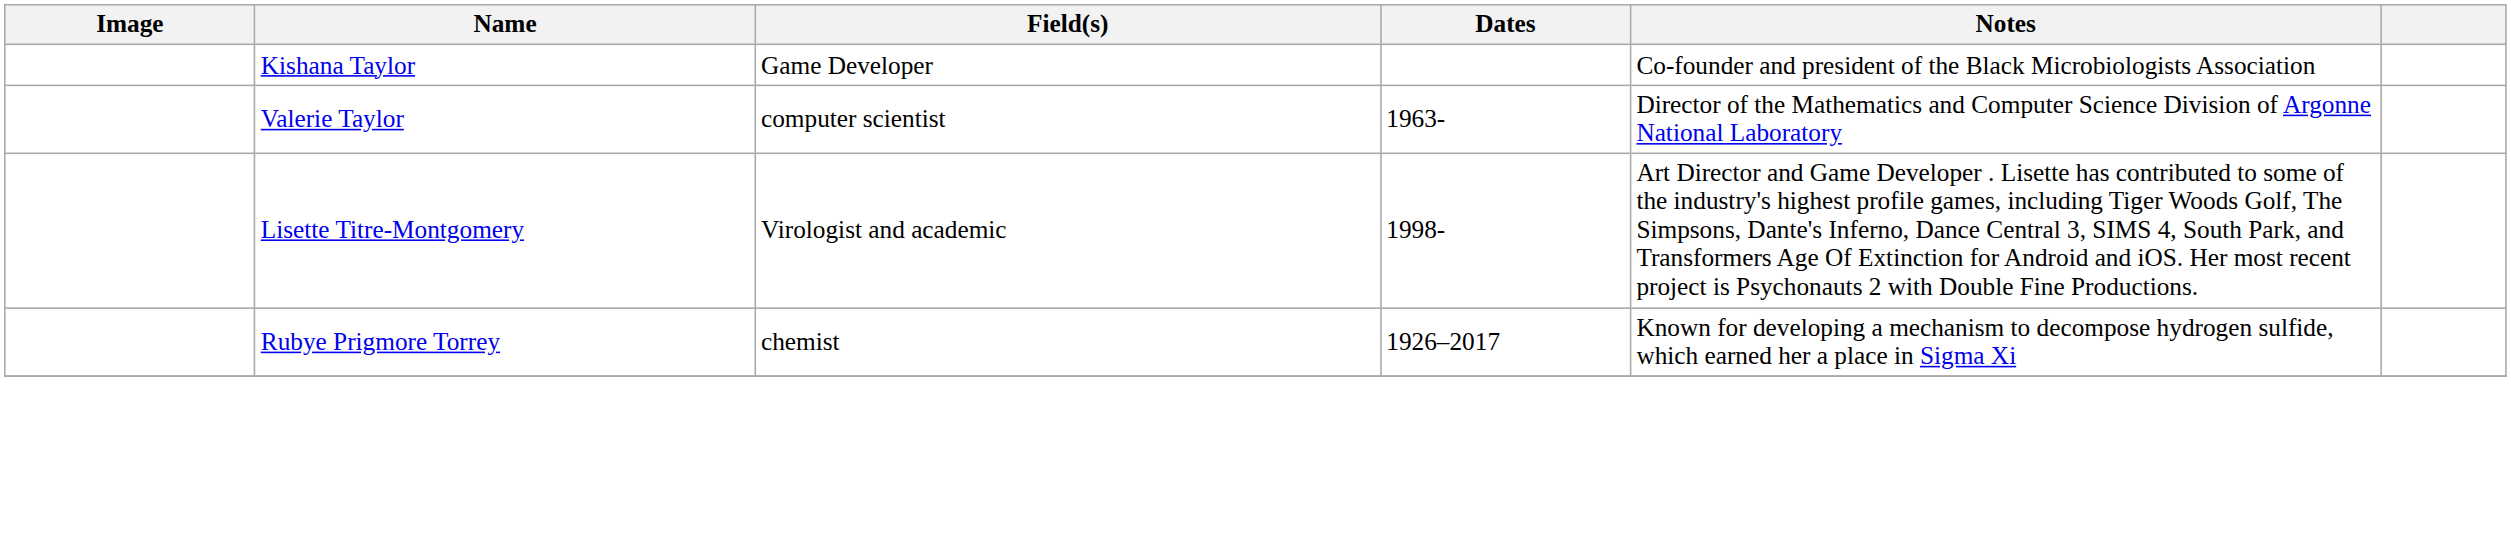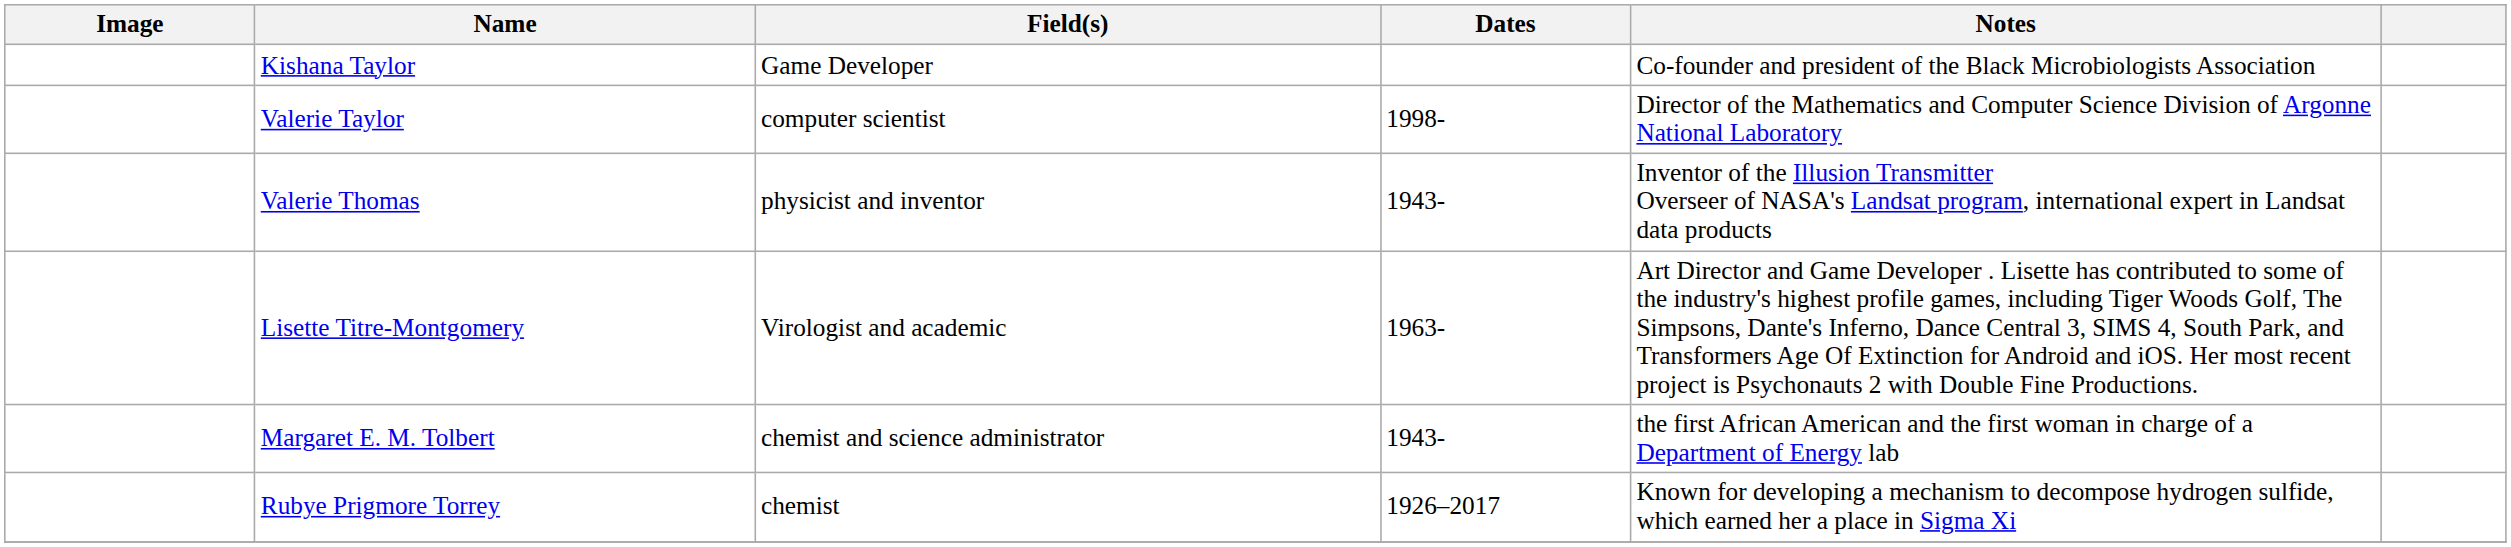(1416, 118) 1963- -> (1416, 118) 1998-
+ row: (340, 201)
(1416, 230) 1998- -> (1416, 327) 1963-
+ row: (378, 438)
